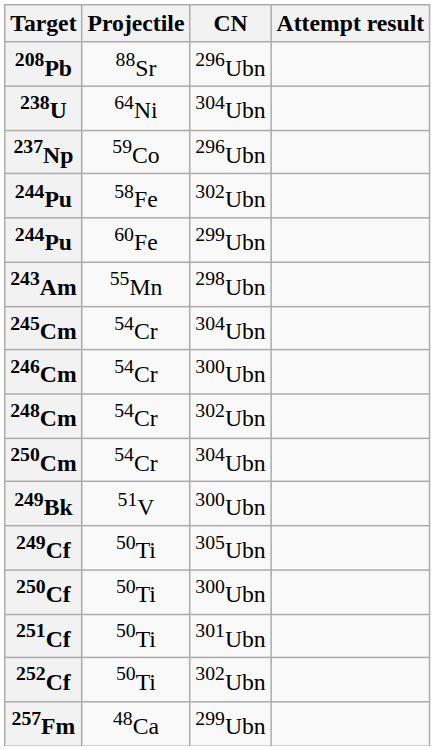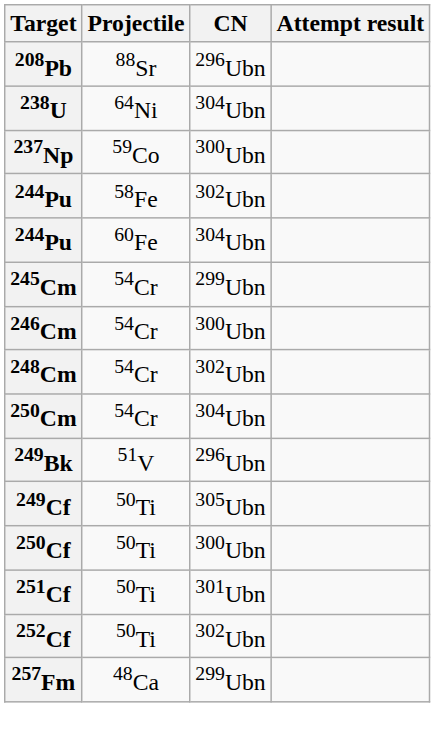(231, 151) 296Ubn -> (231, 151) 300Ubn
(231, 239) 299Ubn -> (231, 239) 304Ubn
- row: (43, 283)
(231, 327) 304Ubn -> (231, 283) 299Ubn
(231, 503) 300Ubn -> (231, 459) 296Ubn
